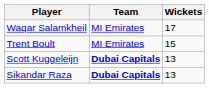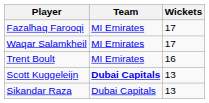+ row: (45, 28)
(170, 43) 15 -> (170, 59) 16
(126, 75) bold -> (124, 91) normal
